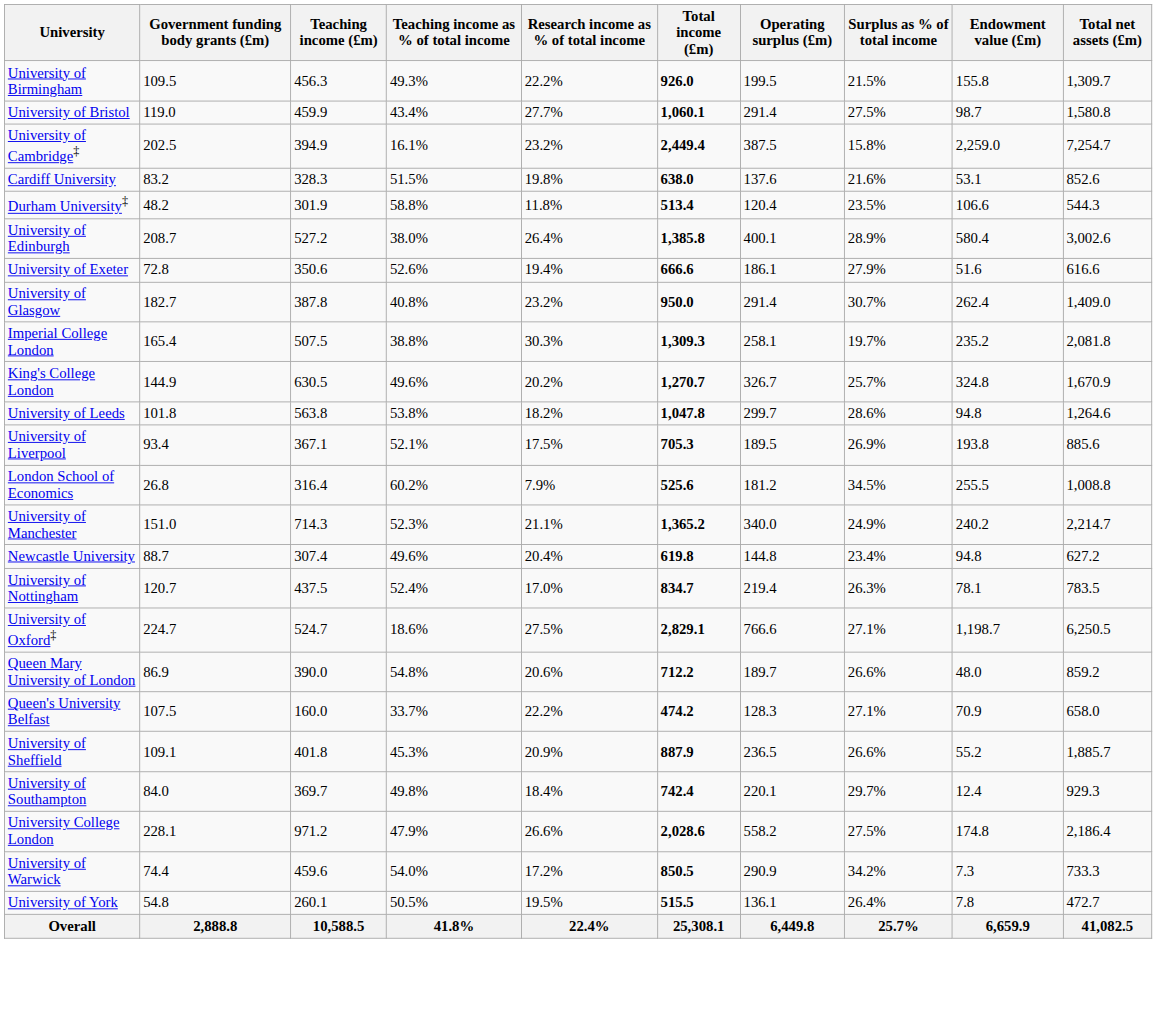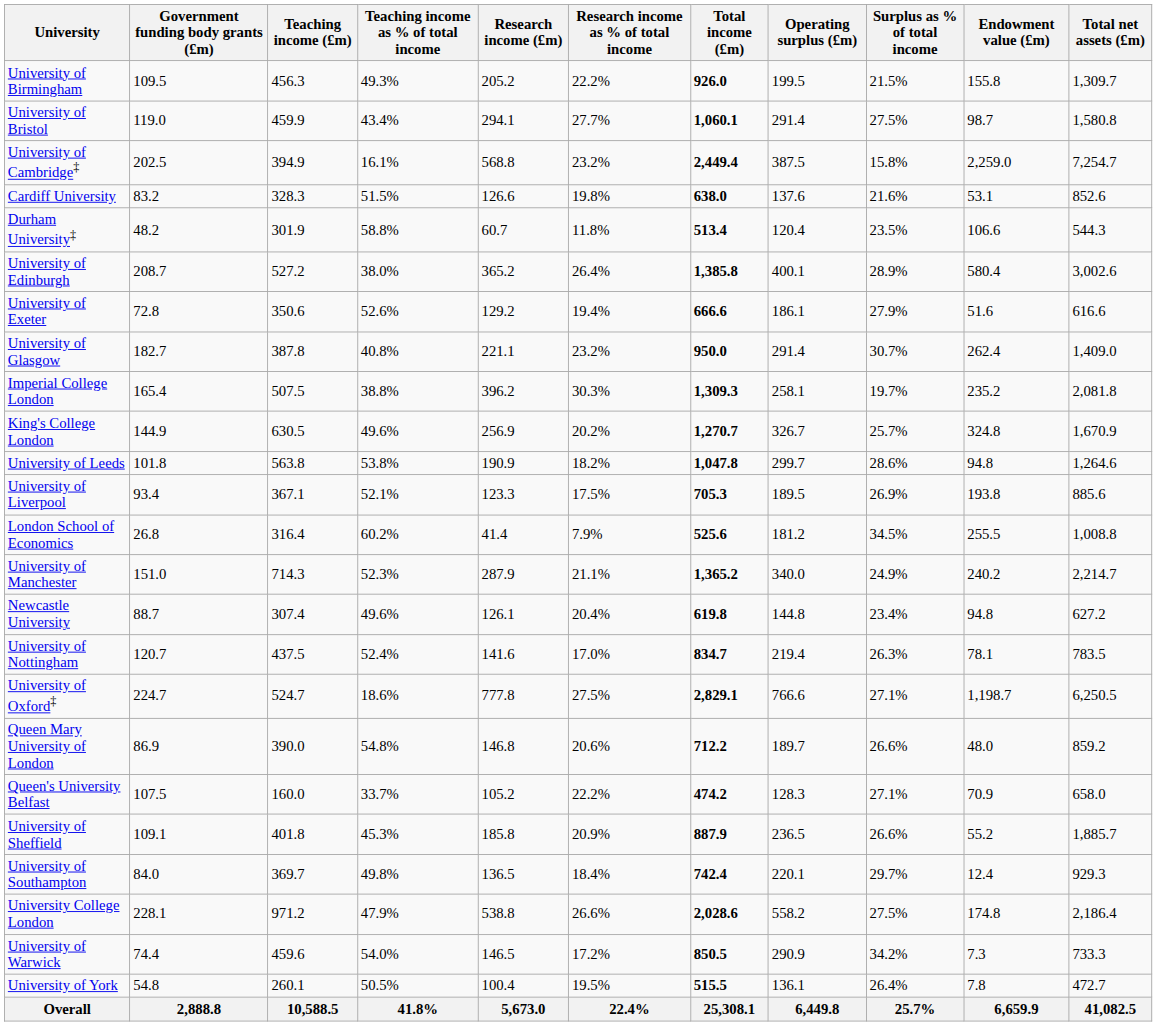+ column: (523, 32)
